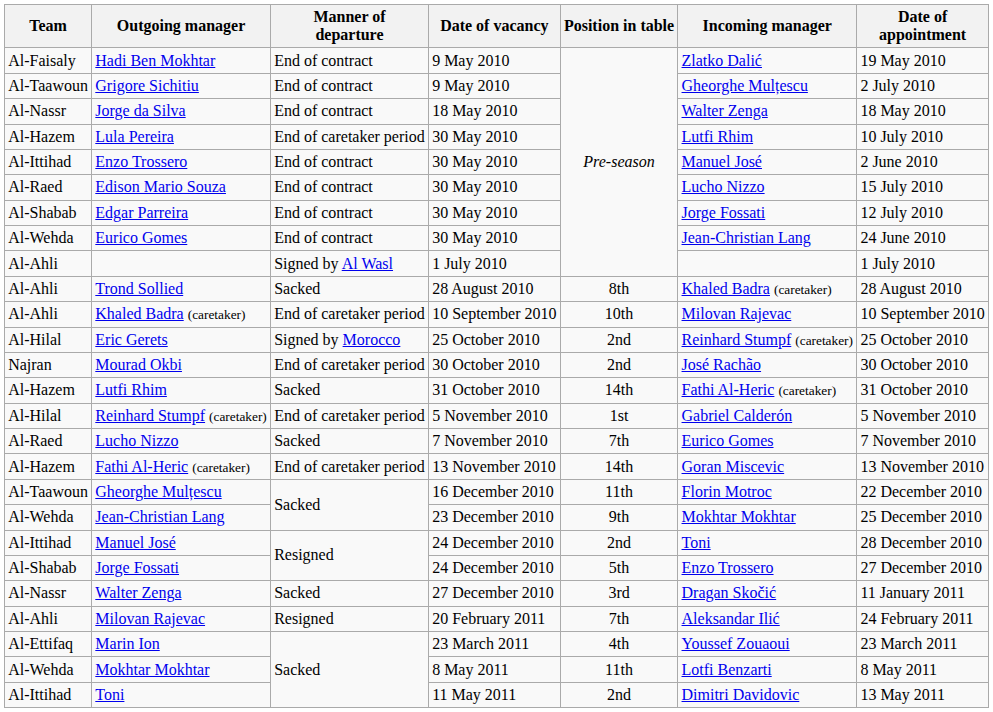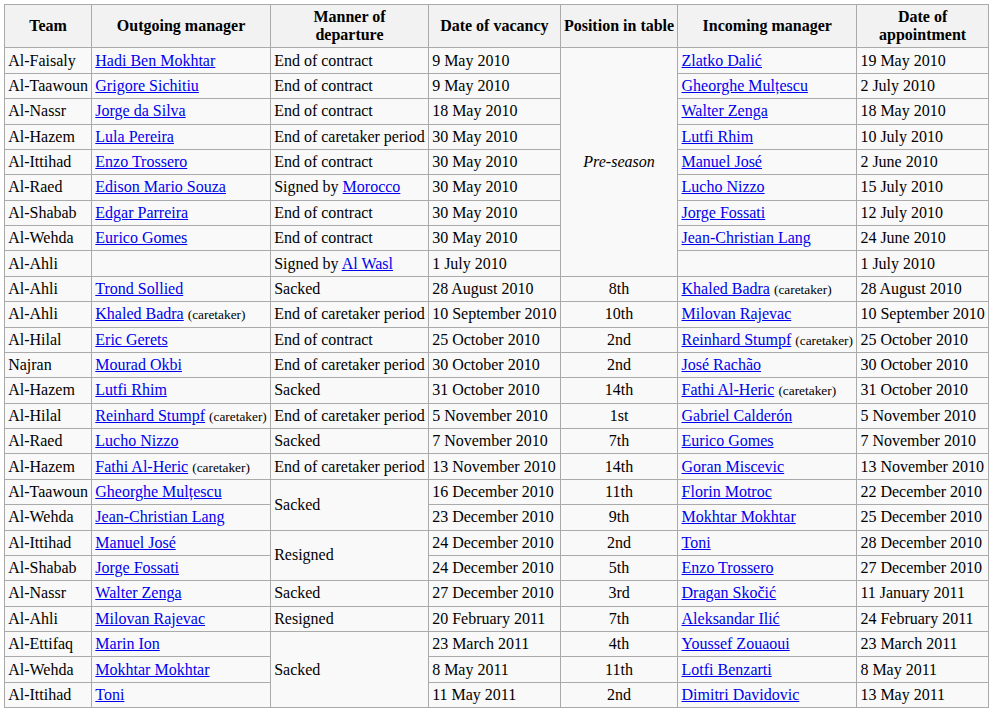(323, 187) End of contract -> (337, 187) Signed by Morocco
(337, 339) Signed by Morocco -> (323, 339) End of contract
